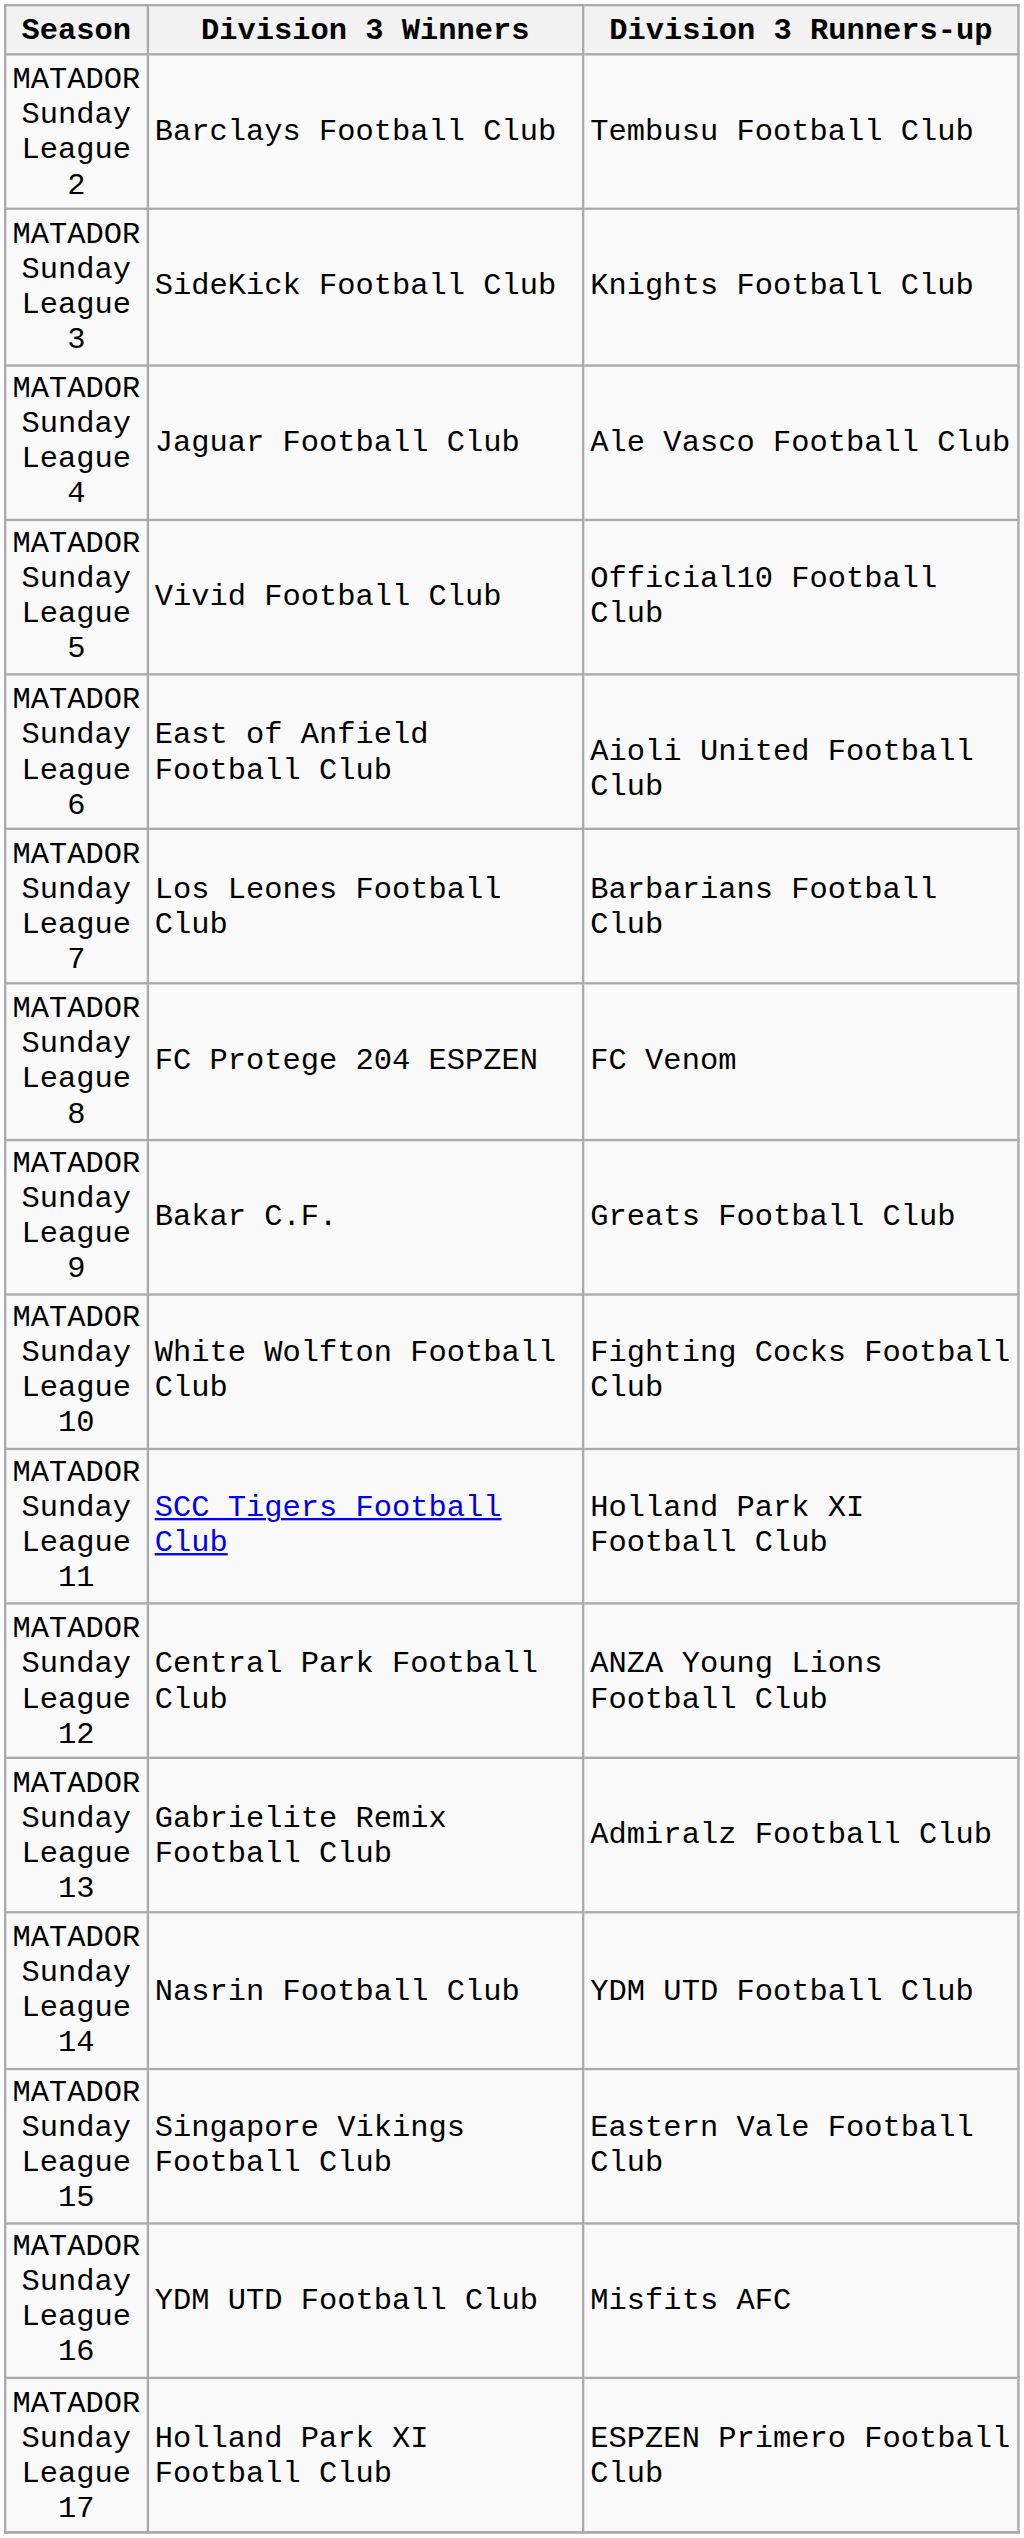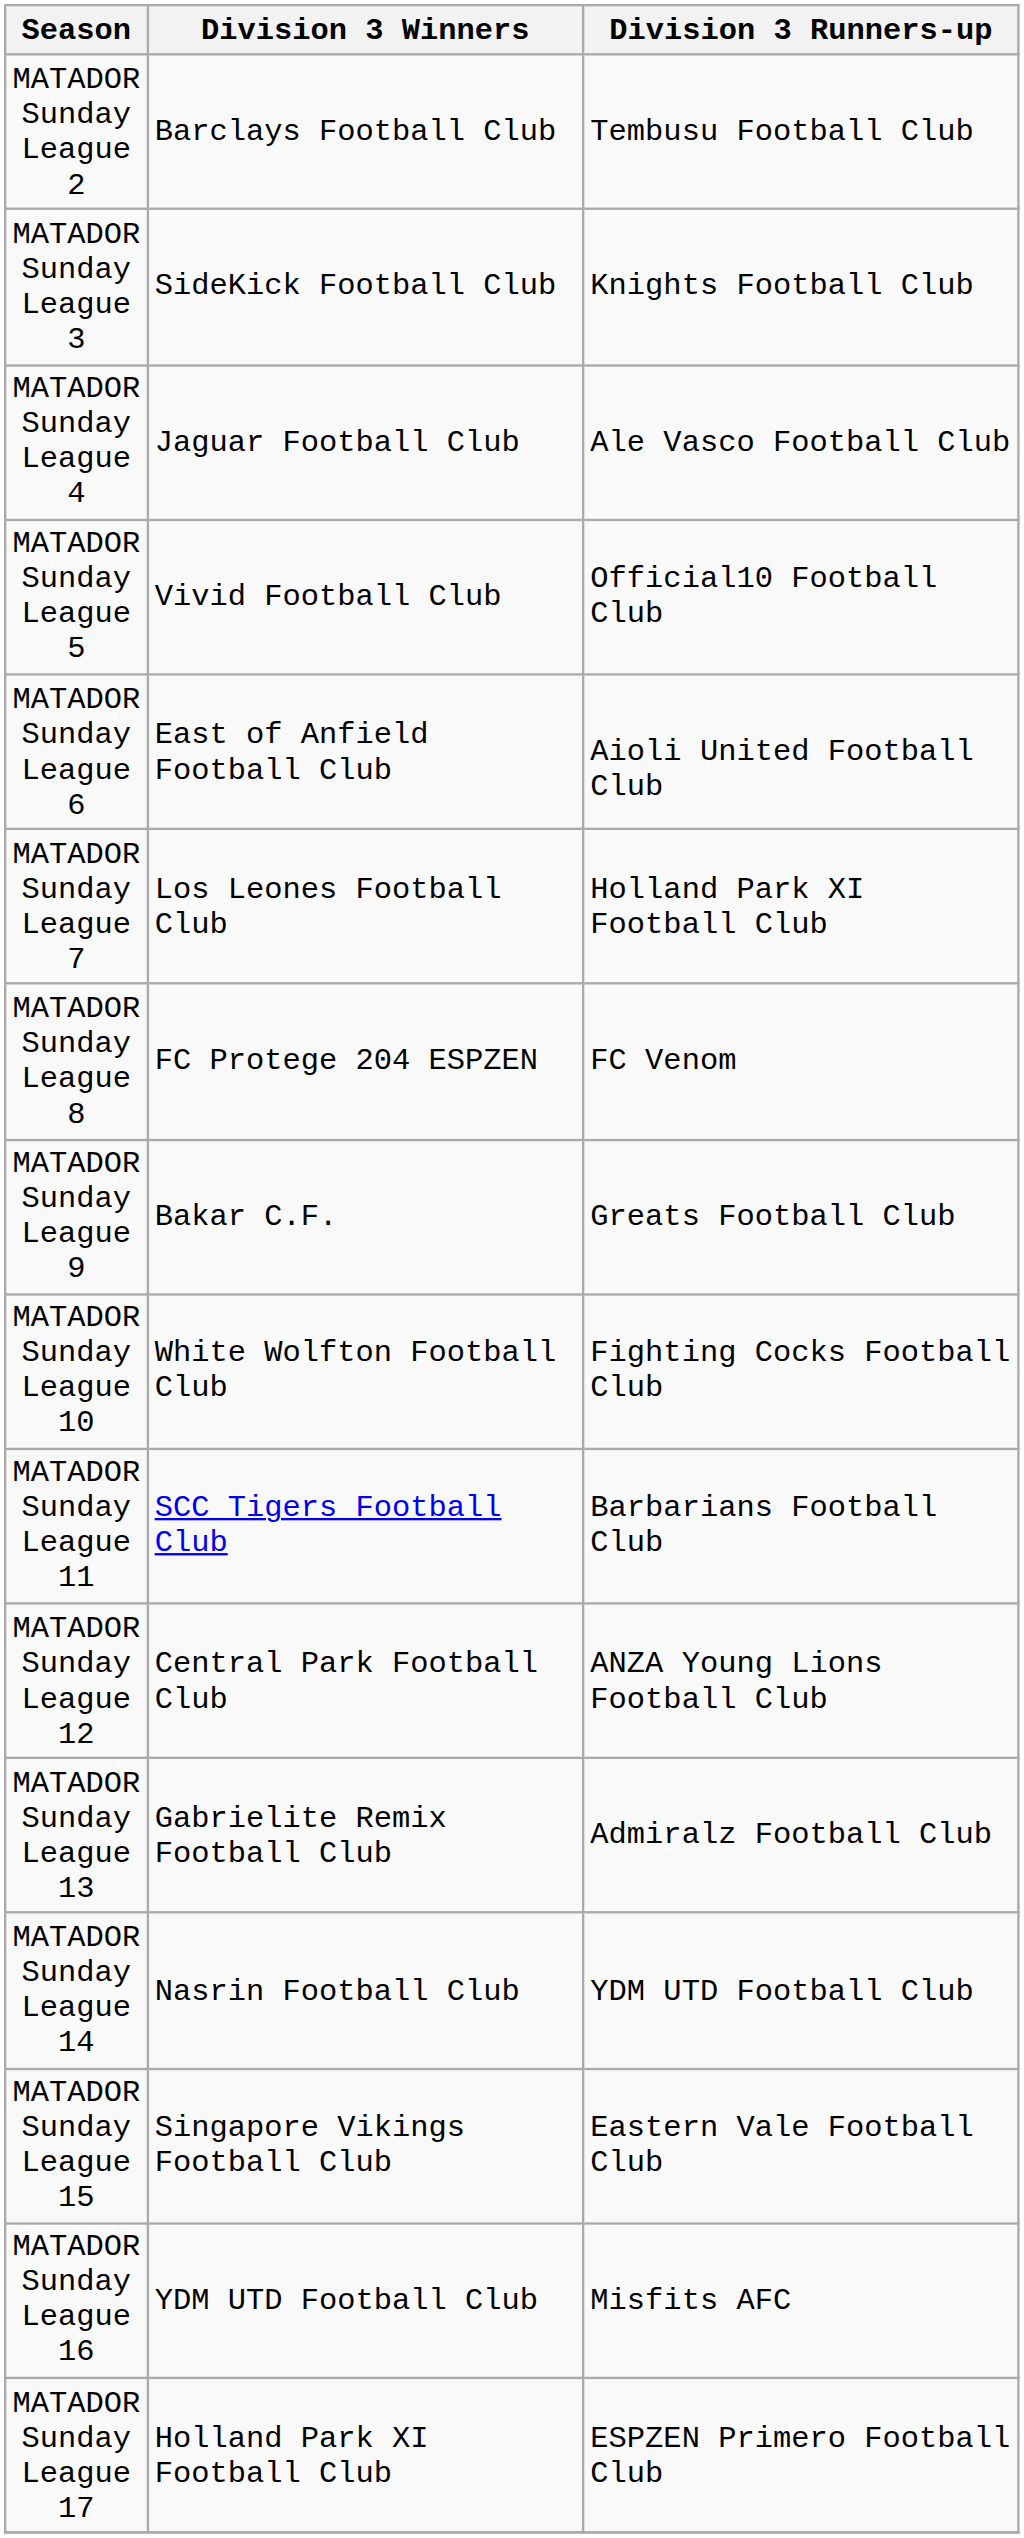(764, 907) Barbarians Football Club -> (727, 907) Holland Park XI Football Club
(727, 1526) Holland Park XI Football Club -> (764, 1526) Barbarians Football Club
